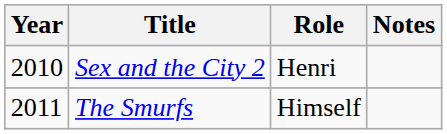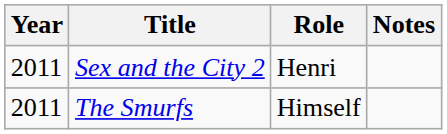(37, 66) 2010 -> (36, 66) 2011
